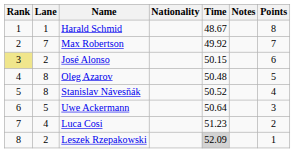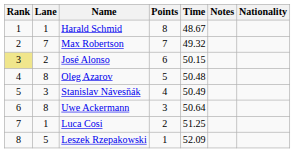columns swapped: (175, 12) <-> (274, 12)
(215, 44) 49.92 -> (194, 44) 49.32
(46, 92) 8 -> (46, 92) 3
(215, 92) 50.52 -> (194, 92) 50.49
(46, 108) 5 -> (46, 108) 8
(46, 124) 4 -> (46, 124) 1
(215, 124) 51.23 -> (194, 124) 51.25
(46, 140) 2 -> (46, 140) 5
(215, 140) lightgrey background -> (194, 140) no background
